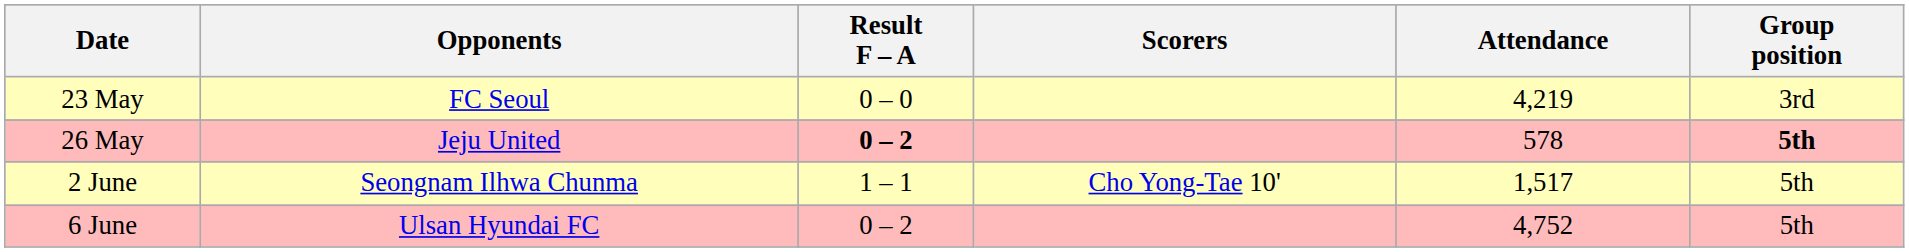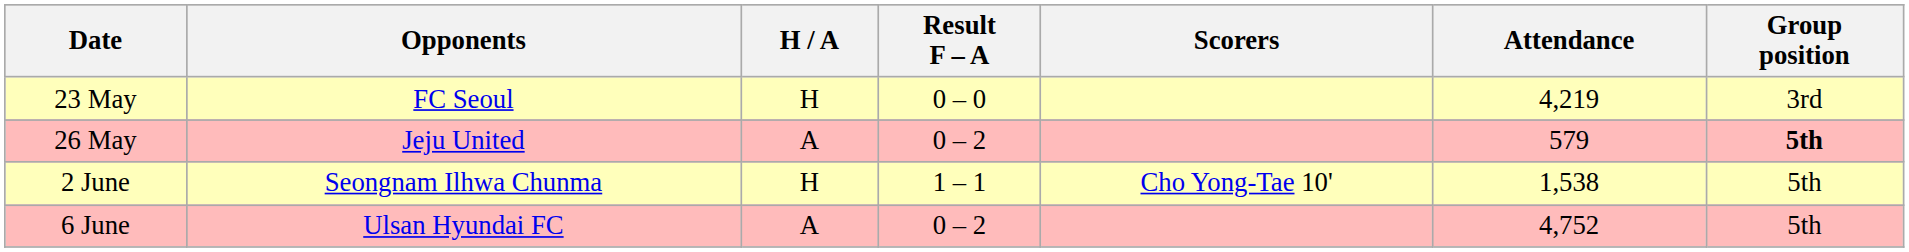+ column: (809, 40)
(886, 140) bold -> (959, 140) normal
(1543, 140) 578 -> (1569, 140) 579
(1543, 182) 1,517 -> (1569, 182) 1,538
